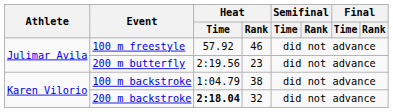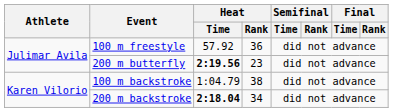(256, 46) 46 -> (256, 46) 36
(218, 64) normal -> (218, 64) bold
(256, 98) 32 -> (256, 98) 34
